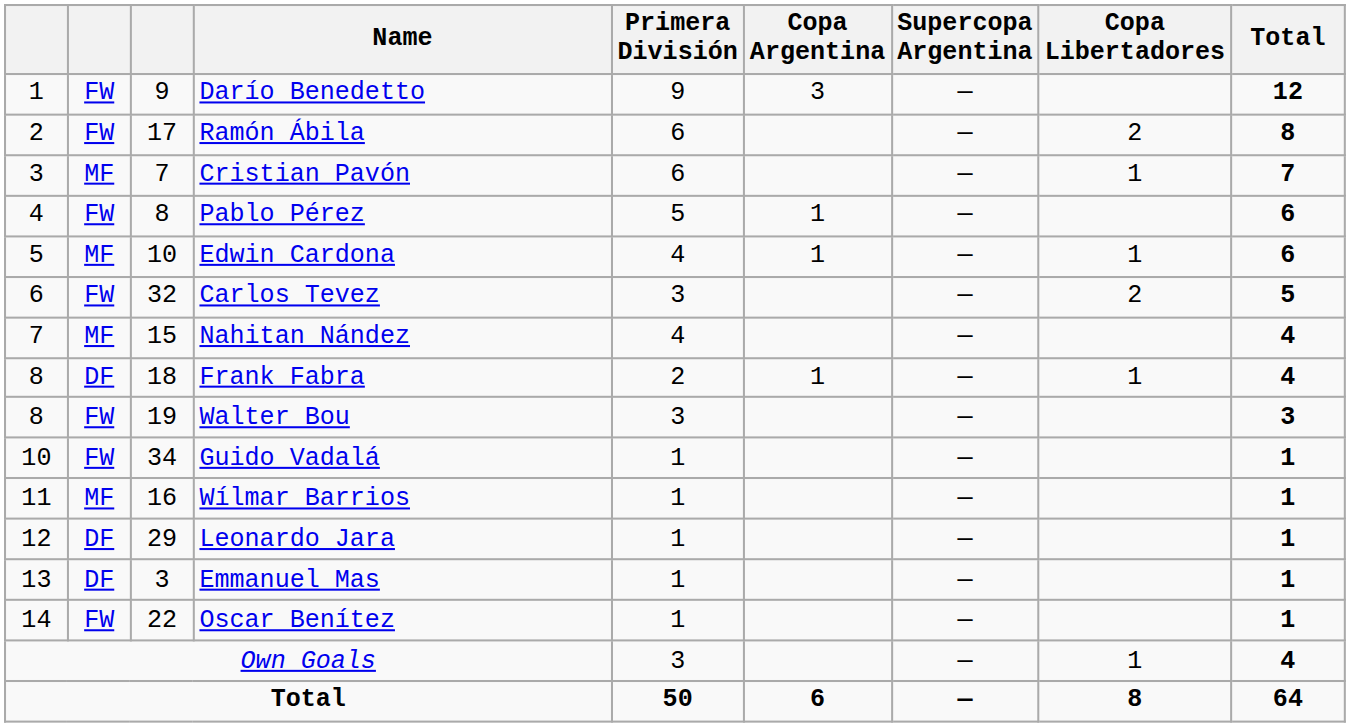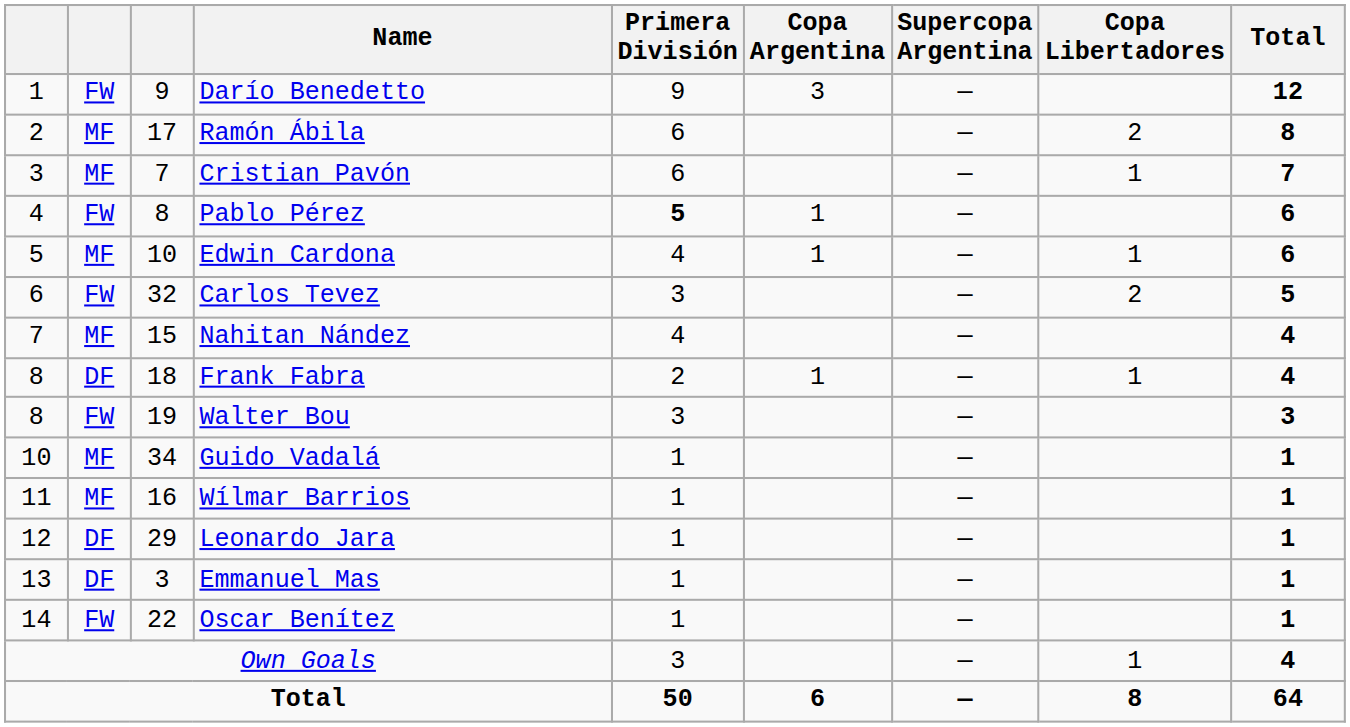(99, 135) FW -> (99, 135) MF
(678, 216) normal -> (678, 216) bold
(99, 459) FW -> (99, 459) MF
